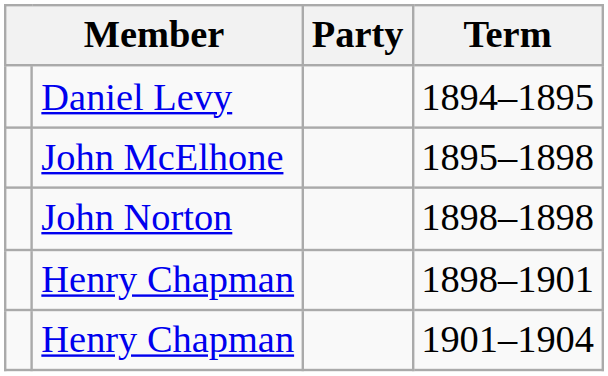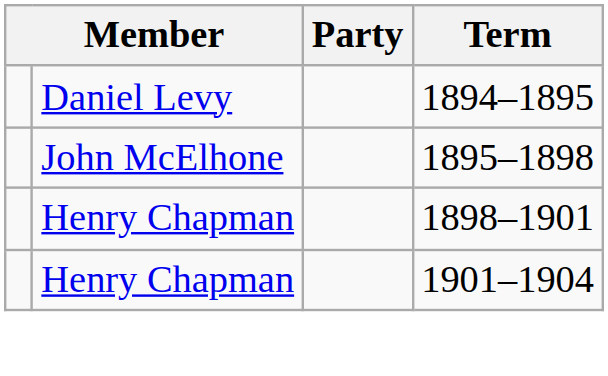- row: (508, 217)
